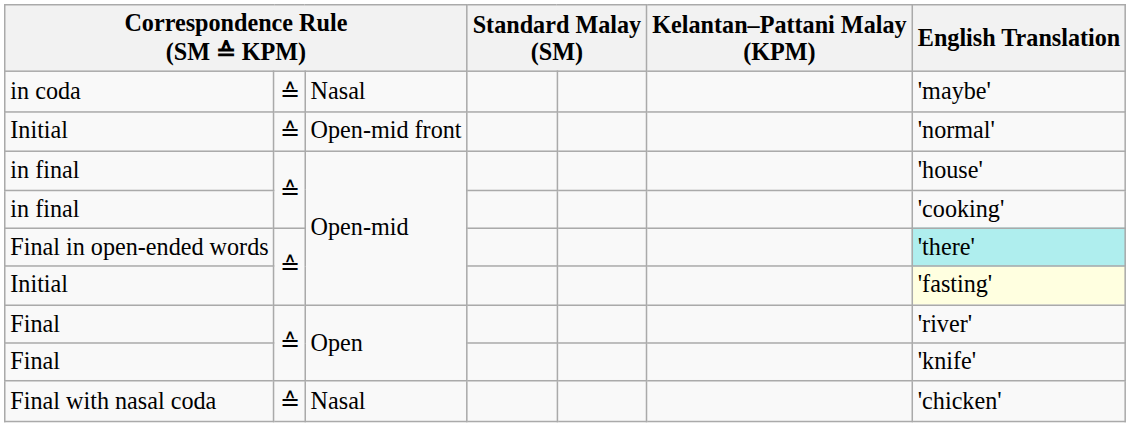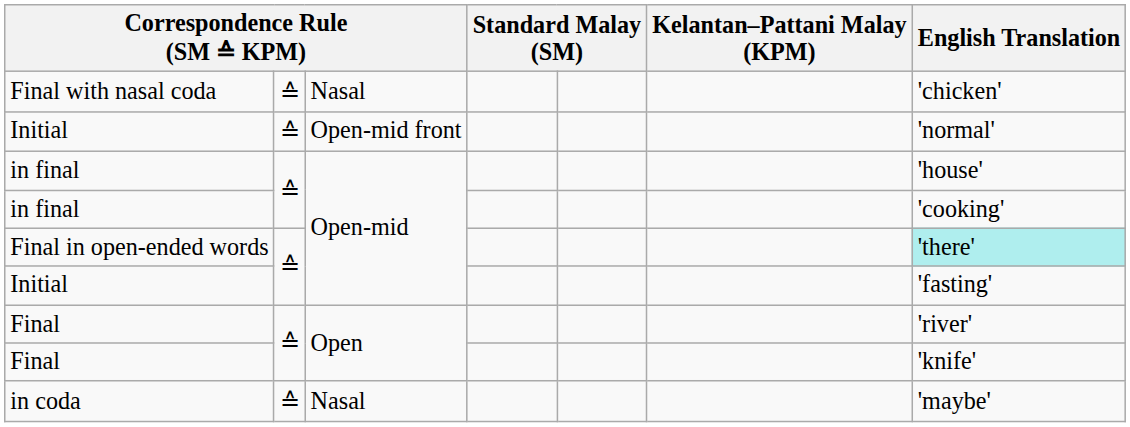rows swapped: (113, 400) <-> (46, 91)
(955, 285) lightyellow background -> (955, 285) no background
